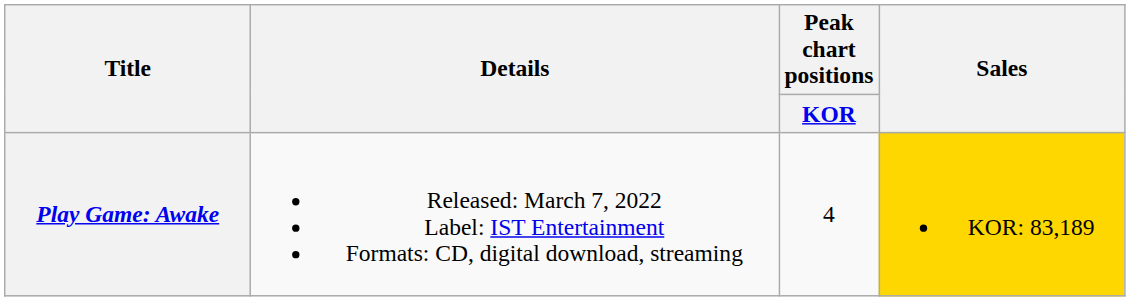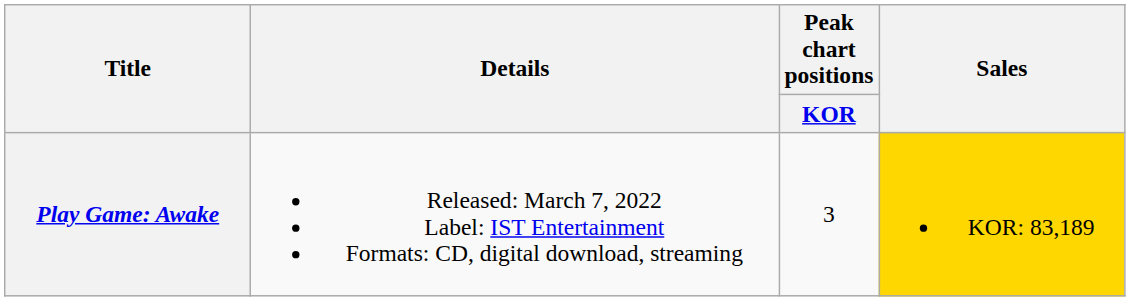(829, 213) 4 -> (829, 213) 3
